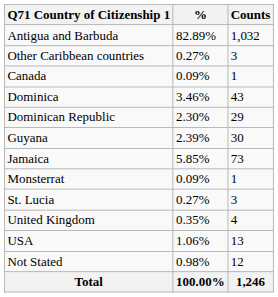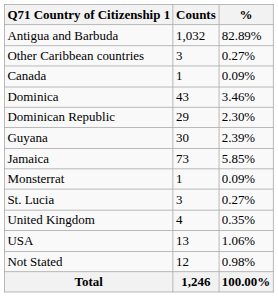columns swapped: (250, 14) <-> (200, 14)
